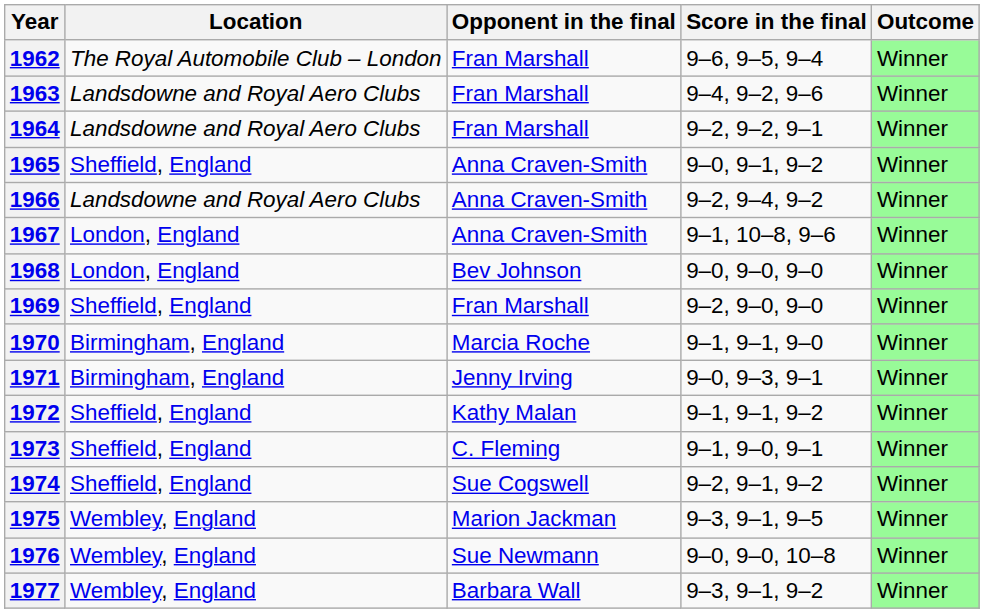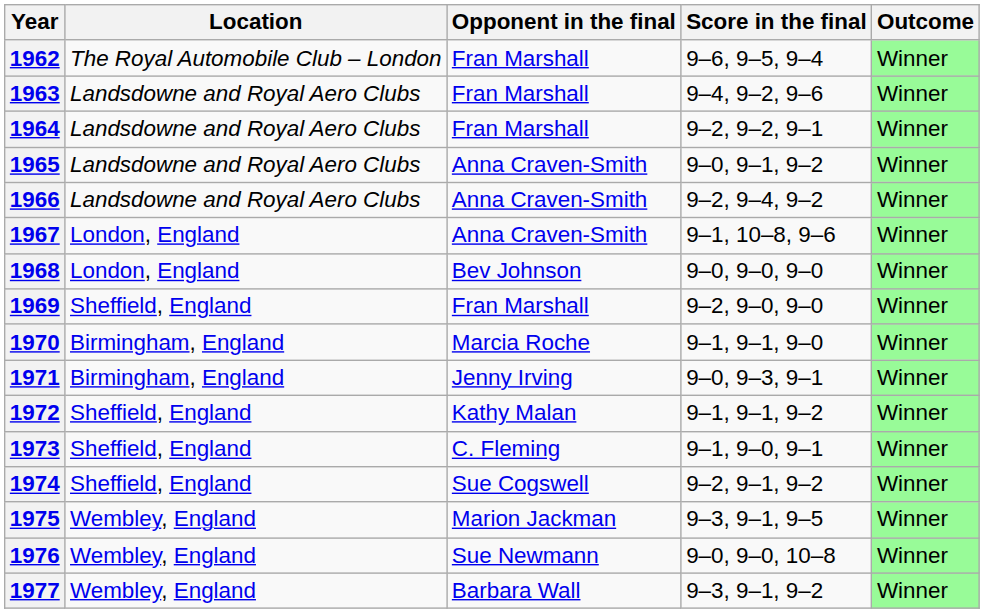(161, 164) Sheffield, England -> (245, 164) Landsdowne and Royal Aero Clubs
